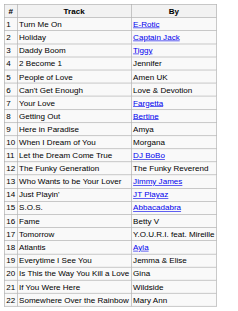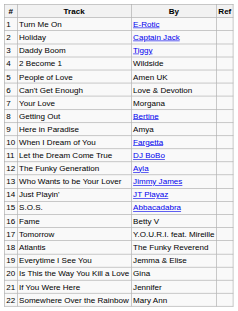+ column: (225, 11)
(147, 63) Jennifer -> (148, 63) Wildside
(148, 103) Fargetta -> (149, 103) Morgana
(149, 142) Morgana -> (148, 142) Fargetta
(171, 169) The Funky Reverend -> (141, 169) Ayla
(141, 247) Ayla -> (171, 247) The Funky Reverend
(148, 287) Wildside -> (147, 287) Jennifer
